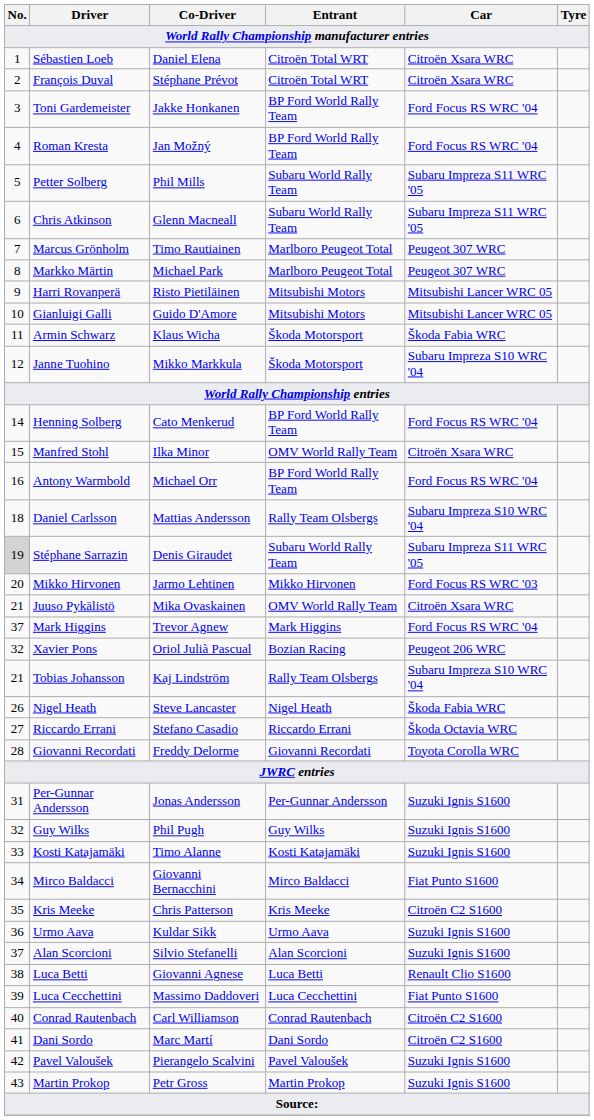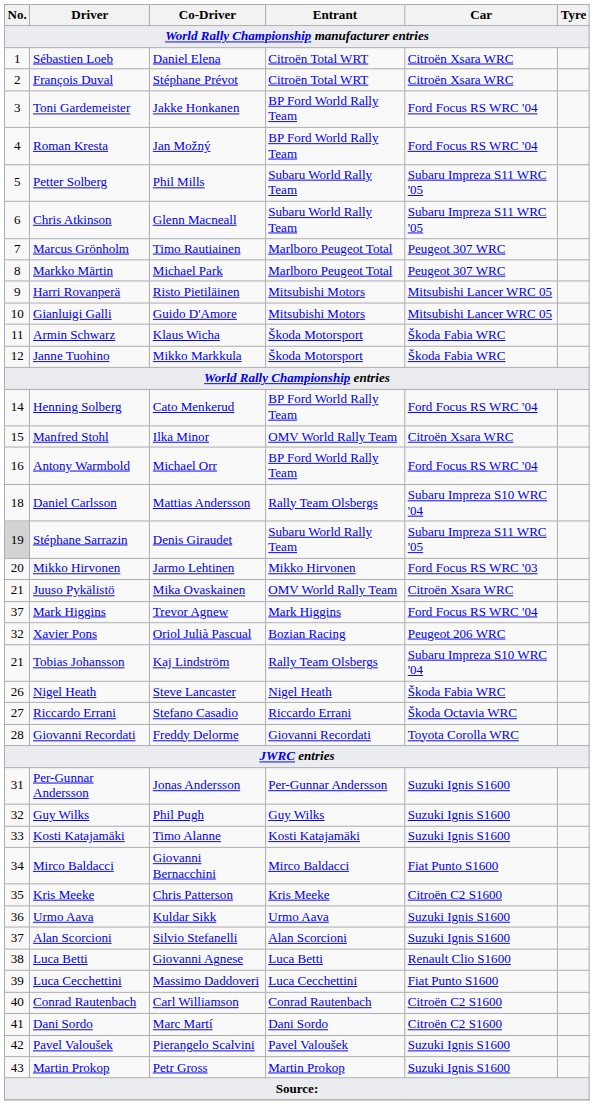(477, 364) Subaru Impreza S10 WRC '04 -> (457, 356) Škoda Fabia WRC
